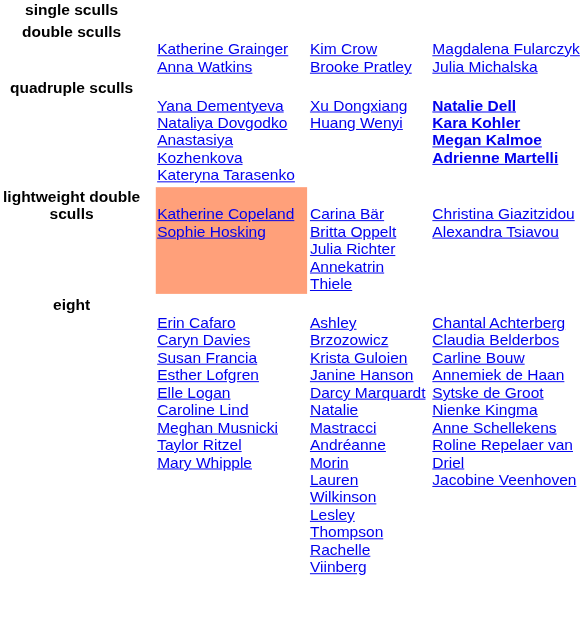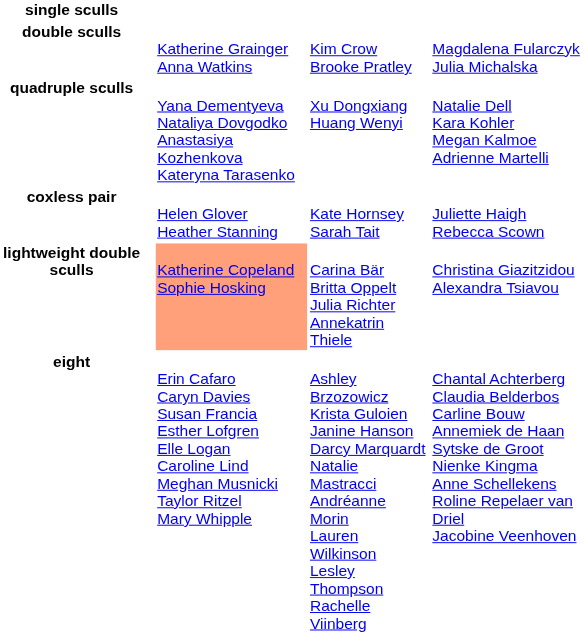(495, 131) bold -> (491, 131) normal
+ row: (72, 196)
